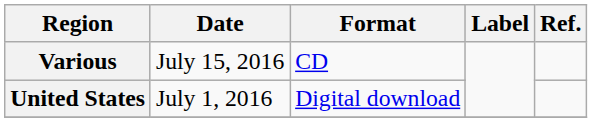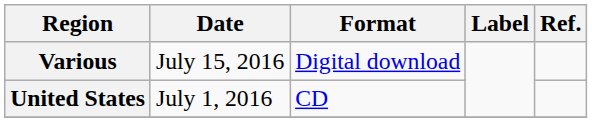(312, 60) CD -> (378, 60) Digital download
(378, 98) Digital download -> (312, 98) CD
